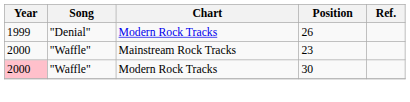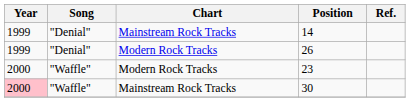+ row: (307, 32)
(177, 50) Mainstream Rock Tracks -> (168, 69) Modern Rock Tracks
(168, 69) Modern Rock Tracks -> (177, 87) Mainstream Rock Tracks
